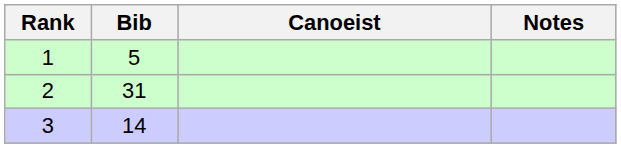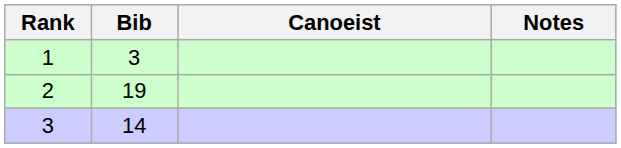(134, 57) 5 -> (134, 57) 3
(134, 92) 31 -> (134, 92) 19
